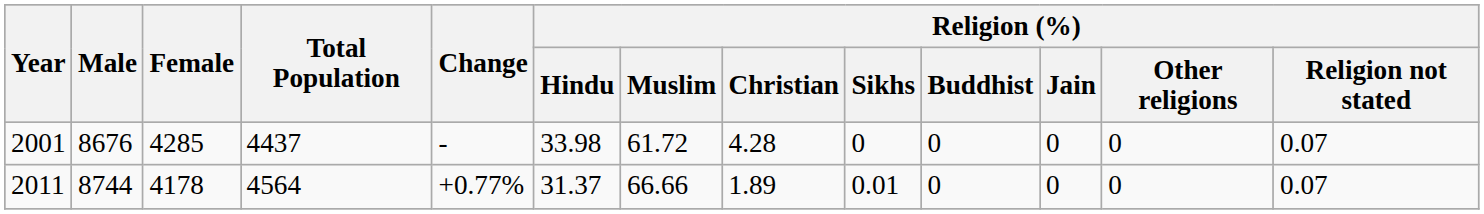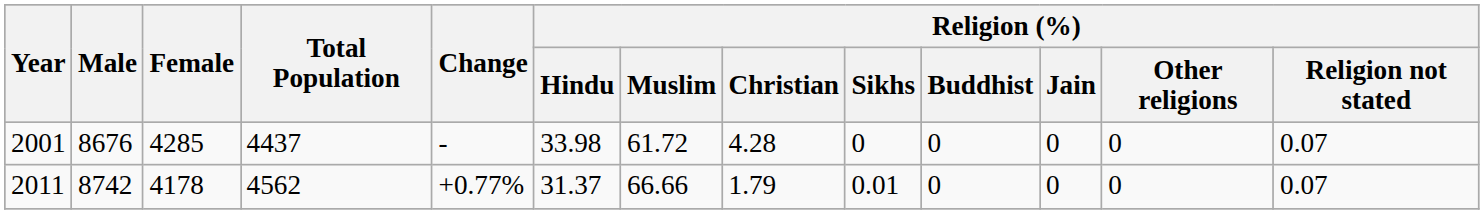(105, 186) 8744 -> (105, 186) 8742
(274, 186) 4564 -> (274, 186) 4562
(752, 186) 1.89 -> (752, 186) 1.79
